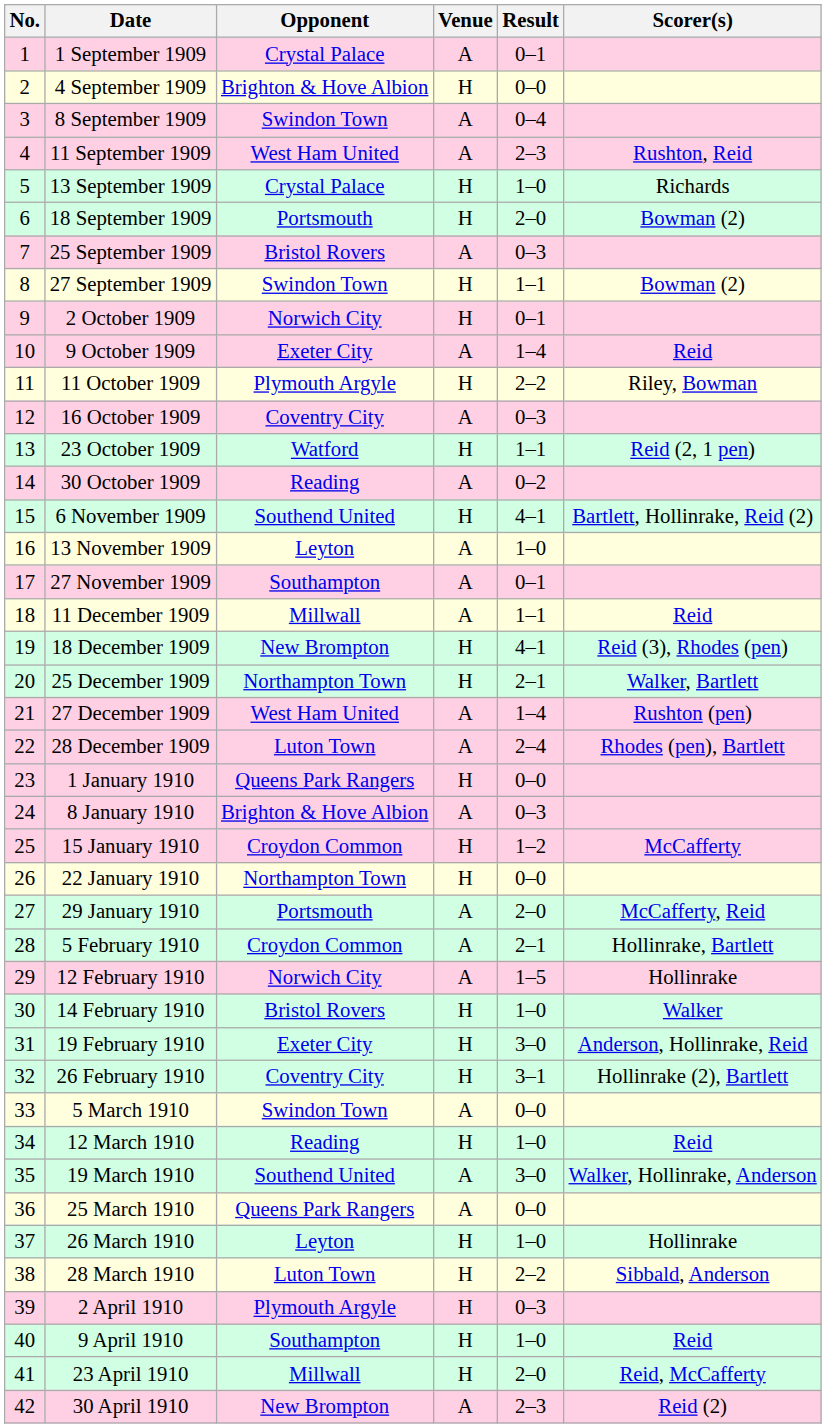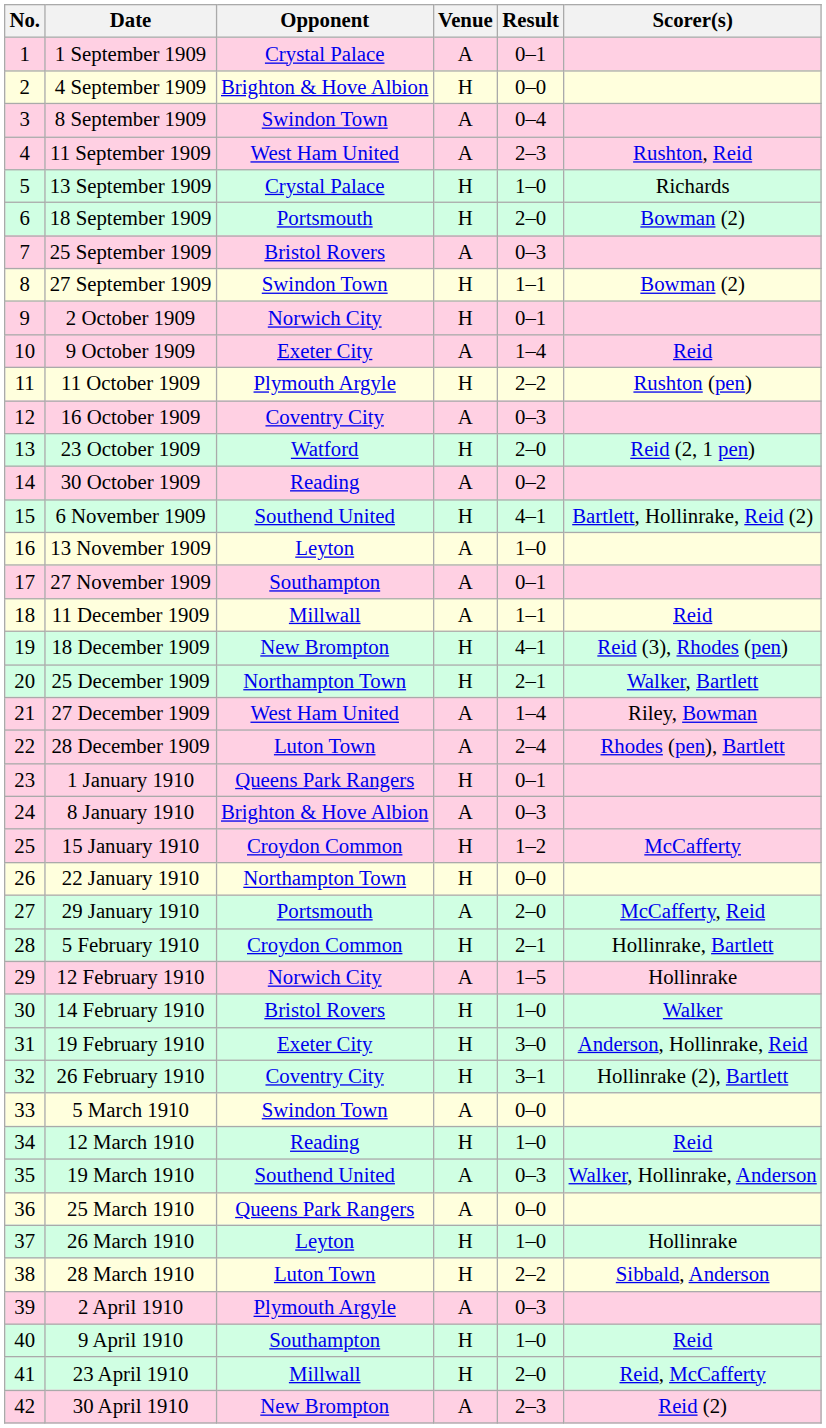(693, 383) Riley, Bowman -> (693, 383) Rushton (pen)
(531, 449) 1–1 -> (531, 449) 2–0
(693, 713) Rushton (pen) -> (693, 713) Riley, Bowman
(531, 779) 0–0 -> (531, 779) 0–1
(465, 944) A -> (465, 944) H
(531, 1175) 3–0 -> (531, 1175) 0–3
(465, 1307) H -> (465, 1307) A
